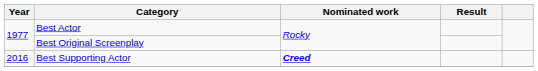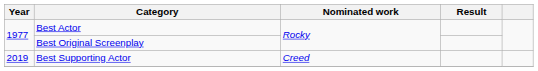(17, 58) 2016 -> (17, 58) 2019
(297, 58) bold -> (296, 58) normal
